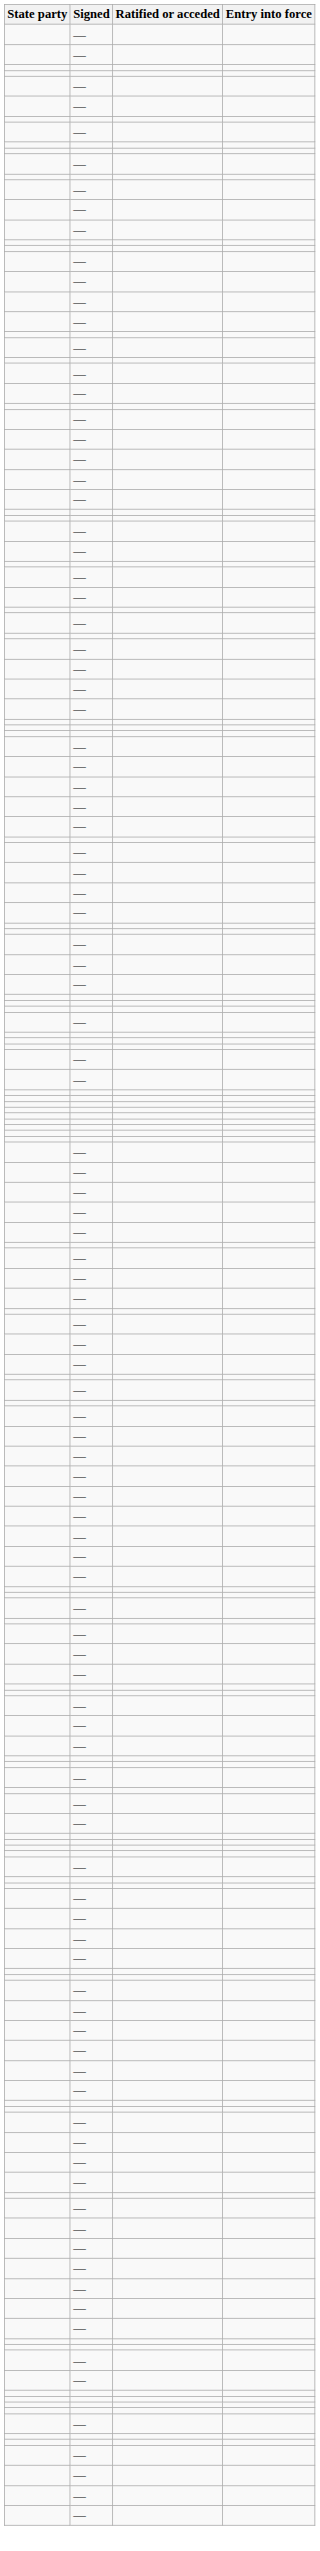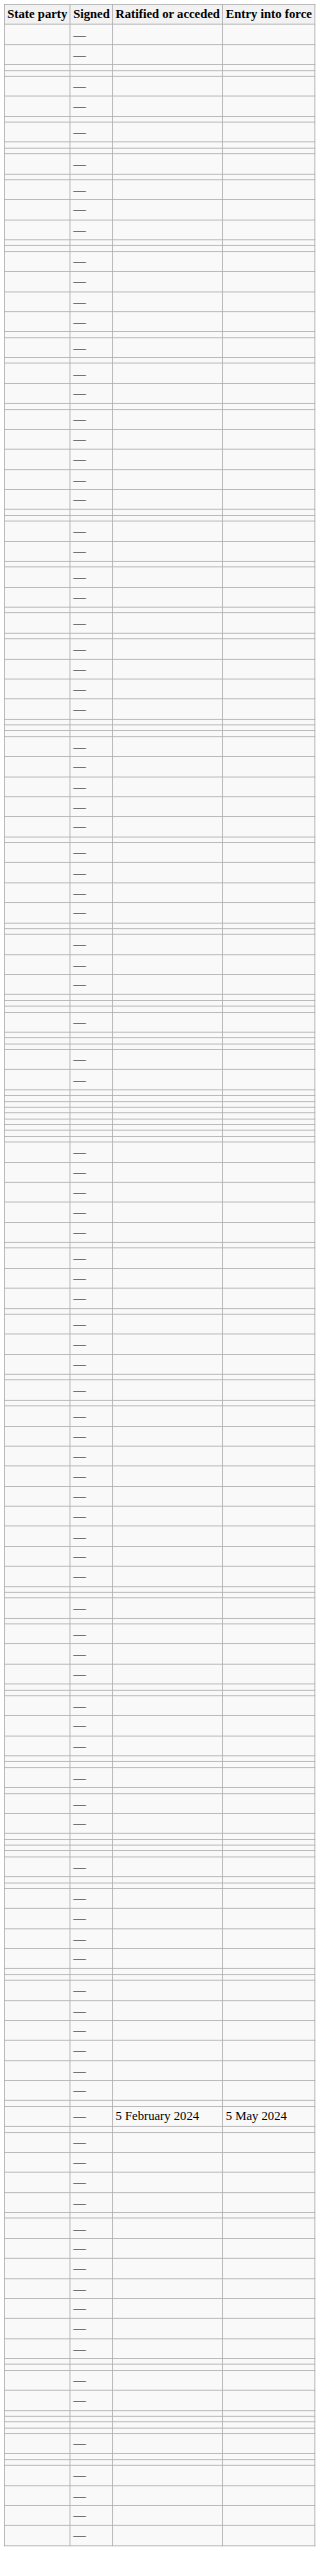+ row: (79, 2116)
